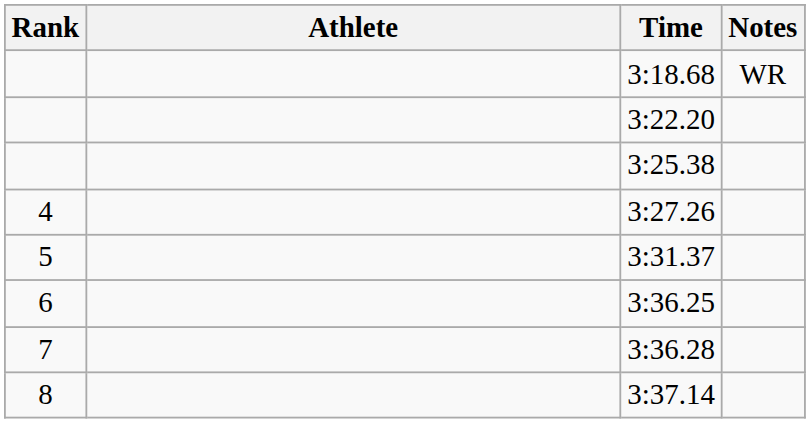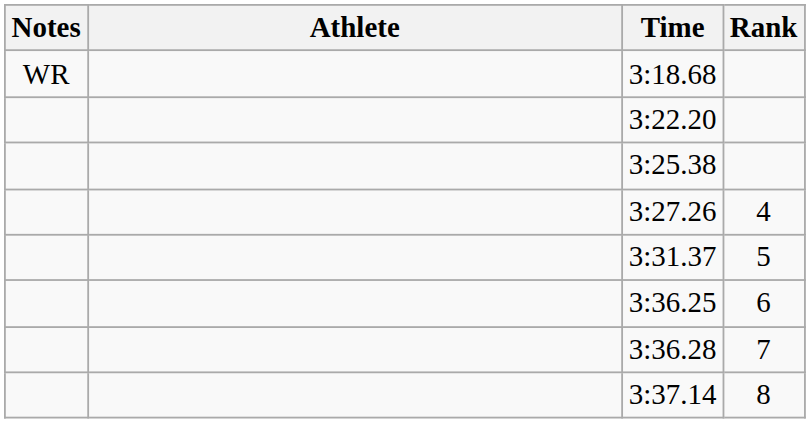columns swapped: (45, 27) <-> (763, 27)
